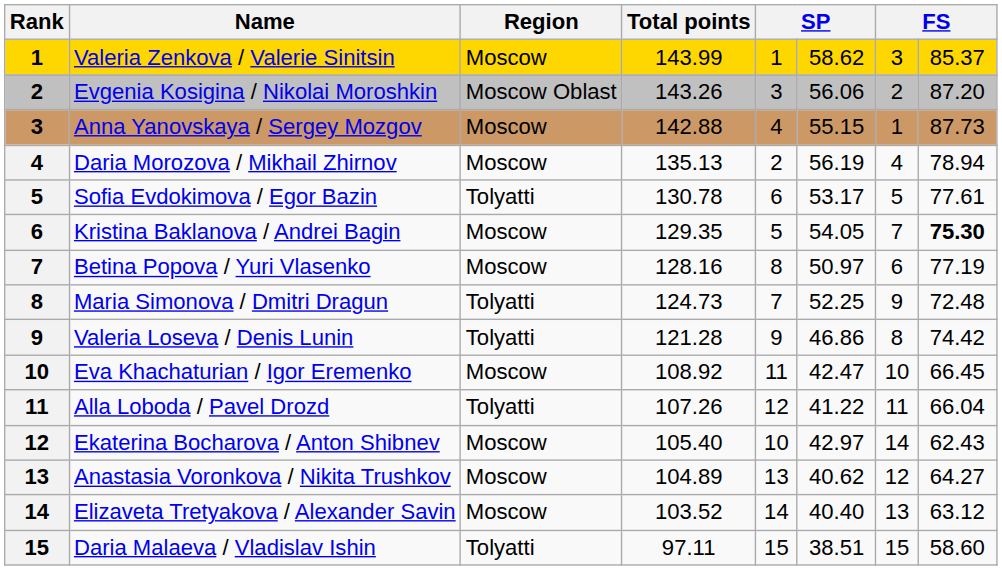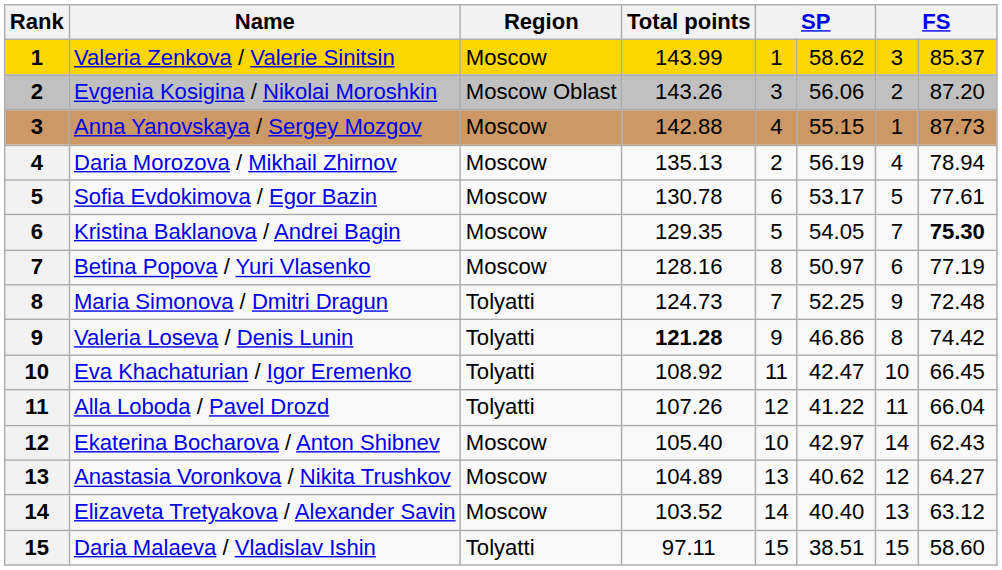(500, 197) Tolyatti -> (506, 197) Moscow
(689, 337) normal -> (689, 337) bold
(506, 372) Moscow -> (500, 372) Tolyatti
